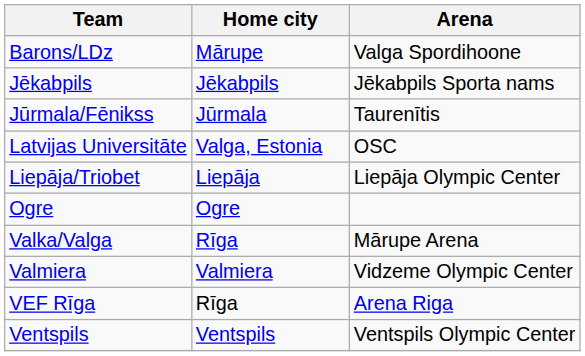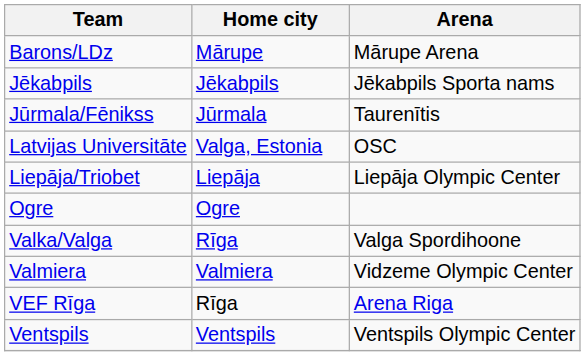(437, 51) Valga Spordihoone -> (416, 51) Mārupe Arena
(416, 240) Mārupe Arena -> (437, 240) Valga Spordihoone
